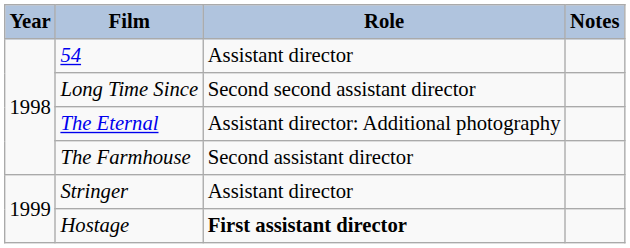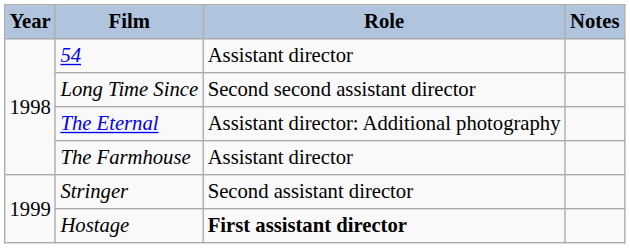(310, 158) Second assistant director -> (280, 158) Assistant director
(280, 192) Assistant director -> (310, 192) Second assistant director
